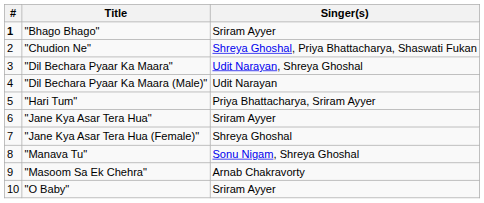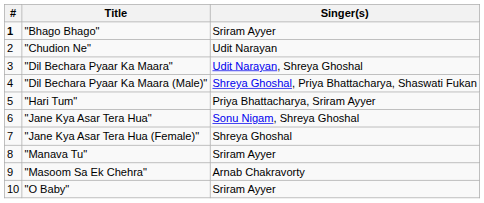(345, 48) Shreya Ghoshal, Priya Bhattacharya, Shaswati Fukan -> (245, 48) Udit Narayan
(245, 84) Udit Narayan -> (345, 84) Shreya Ghoshal, Priya Bhattacharya, Shaswati Fukan
(244, 119) Sriram Ayyer -> (286, 119) Sonu Nigam, Shreya Ghoshal
(286, 154) Sonu Nigam, Shreya Ghoshal -> (244, 154) Sriram Ayyer
